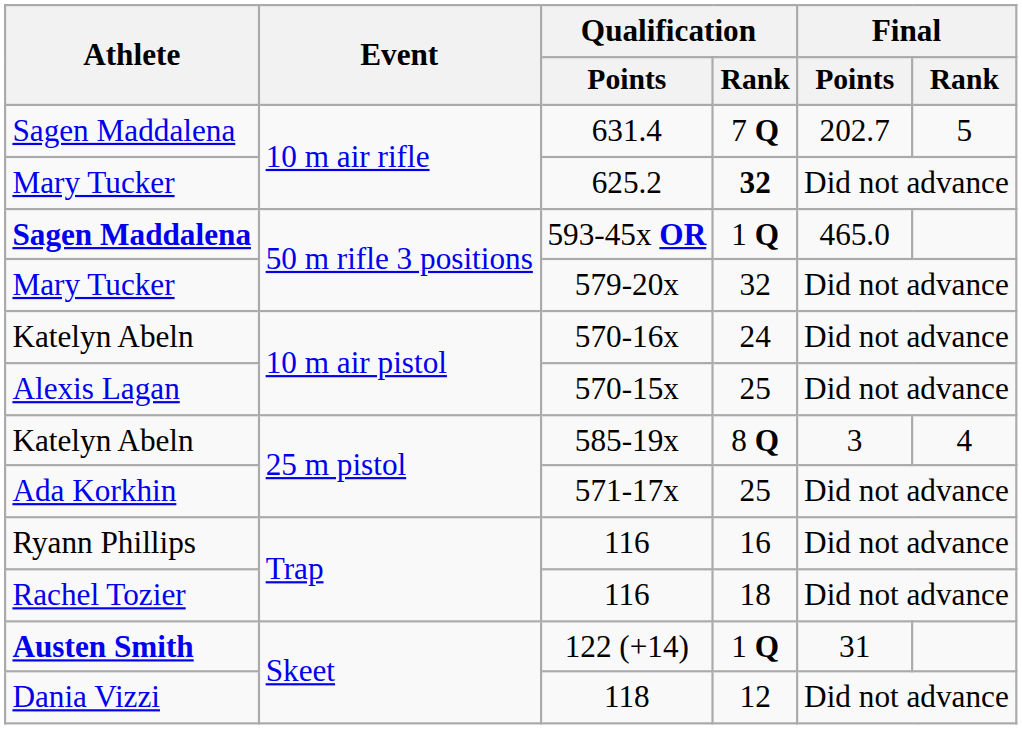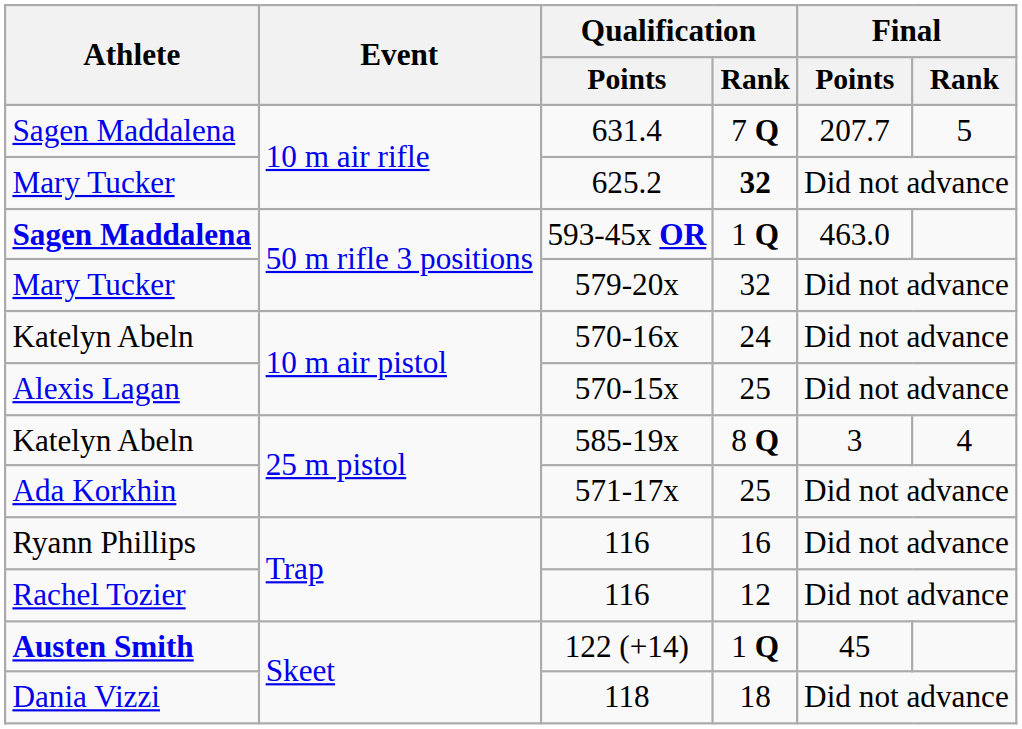(855, 130) 202.7 -> (855, 130) 207.7
(855, 234) 465.0 -> (855, 234) 463.0
(755, 594) 18 -> (755, 594) 12
(855, 646) 31 -> (855, 646) 45
(755, 697) 12 -> (755, 697) 18
